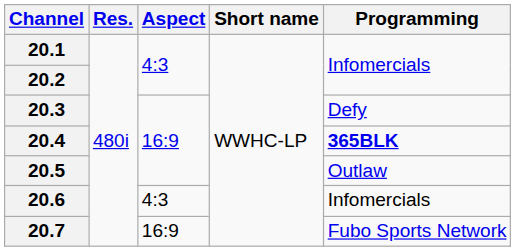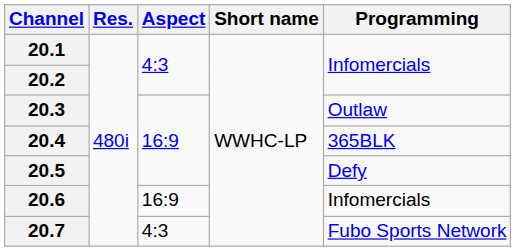(347, 110) Defy -> (357, 110) Outlaw
(363, 140) bold -> (362, 140) normal
(357, 170) Outlaw -> (347, 170) Defy
(155, 200) 4:3 -> (160, 200) 16:9
(160, 230) 16:9 -> (155, 230) 4:3
